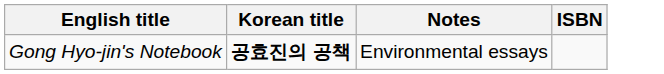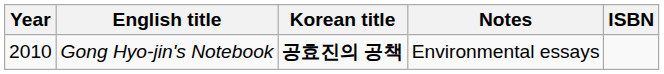+ column: (30, 19)
